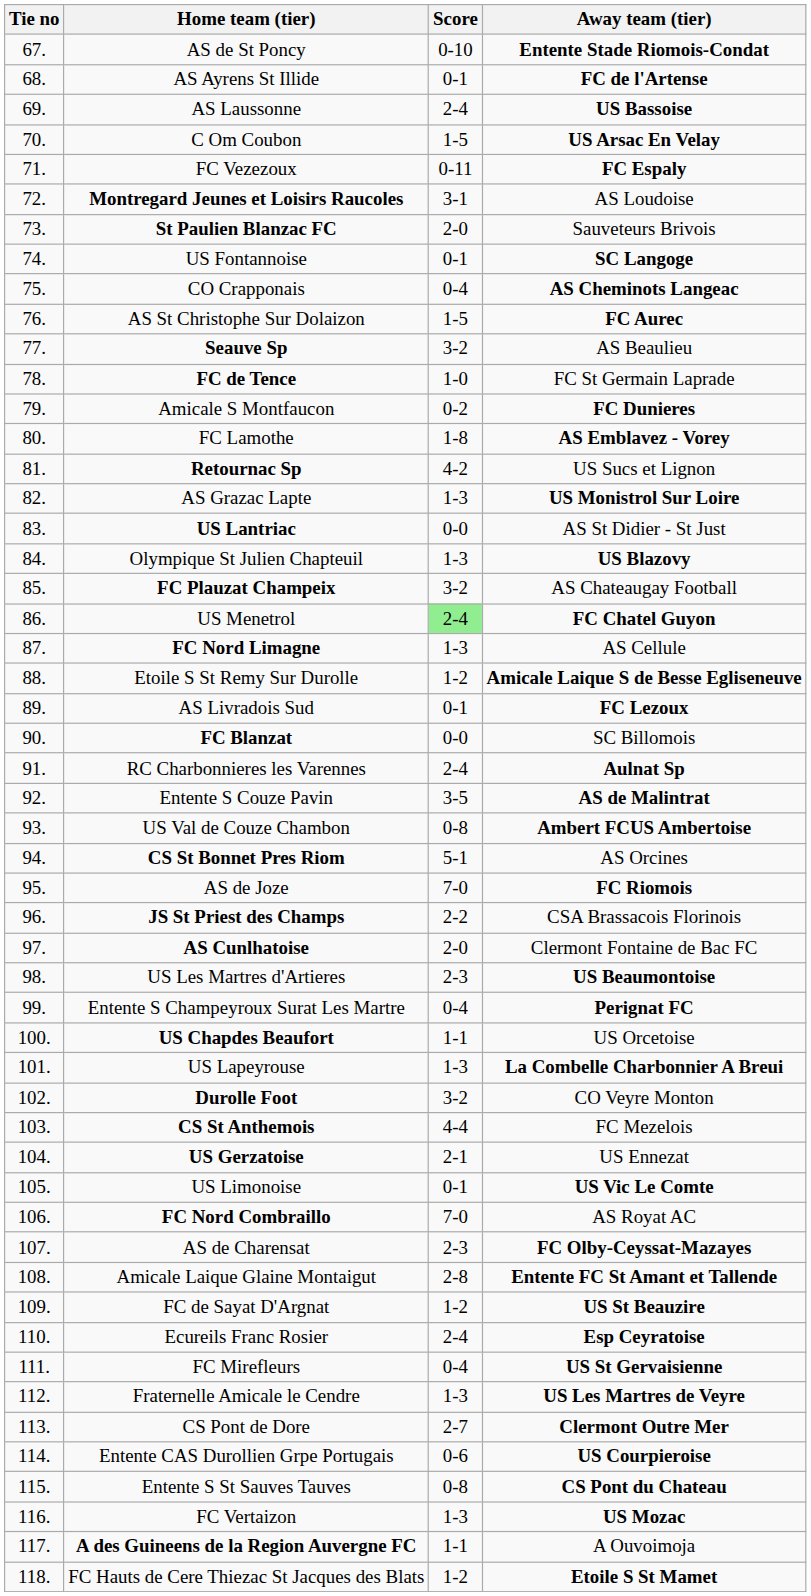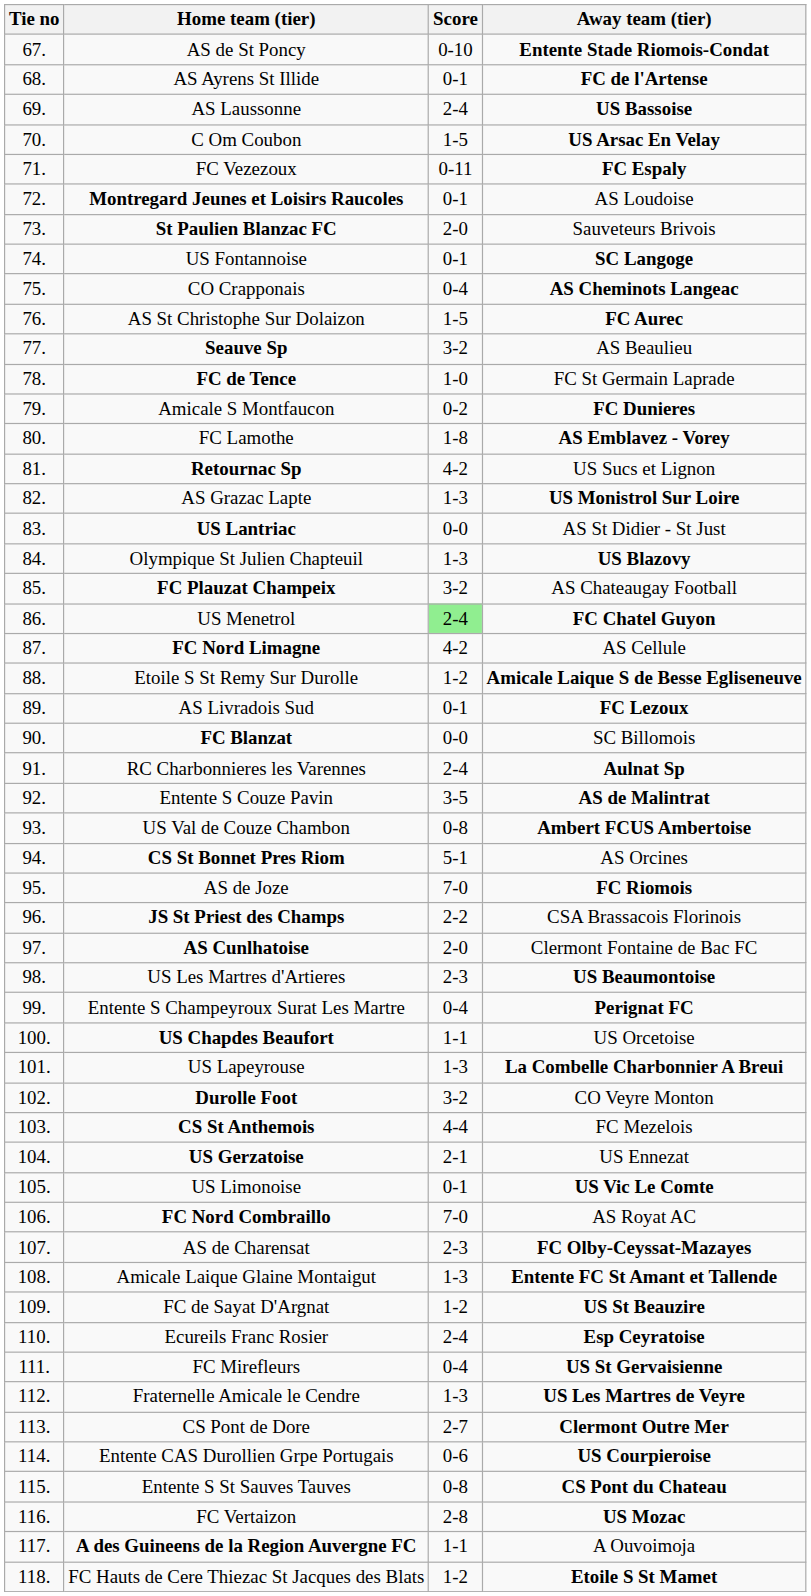(455, 199) 3-1 -> (455, 199) 0-1
(455, 648) 1-3 -> (455, 648) 4-2
(455, 1277) 2-8 -> (455, 1277) 1-3
(455, 1516) 1-3 -> (455, 1516) 2-8
